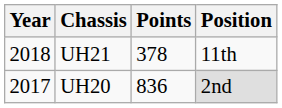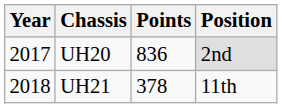rows swapped: (85, 86) <-> (85, 53)
